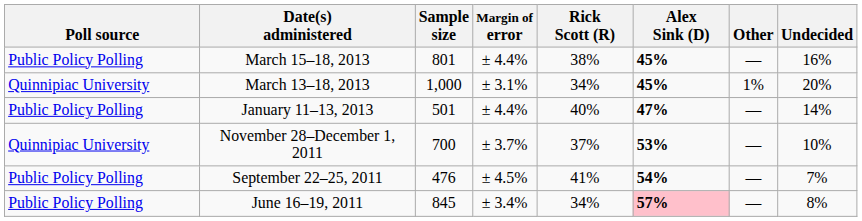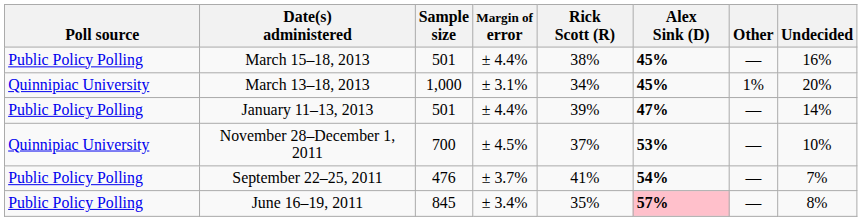(444, 60) 801 -> (444, 60) 501
(585, 110) 40% -> (585, 110) 39%
(505, 144) ± 3.7% -> (505, 144) ± 4.5%
(505, 178) ± 4.5% -> (505, 178) ± 3.7%
(585, 203) 34% -> (585, 203) 35%
